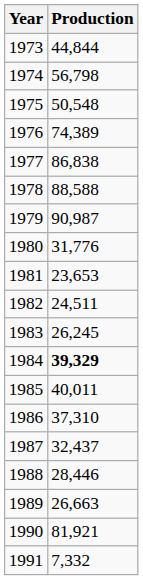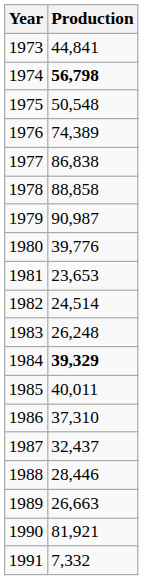(75, 47) 44,844 -> (75, 47) 44,841
(75, 76) normal -> (75, 76) bold
(75, 190) 88,588 -> (75, 190) 88,858
(75, 247) 31,776 -> (75, 247) 39,776
(75, 304) 24,511 -> (75, 304) 24,514
(75, 332) 26,245 -> (75, 332) 26,248
